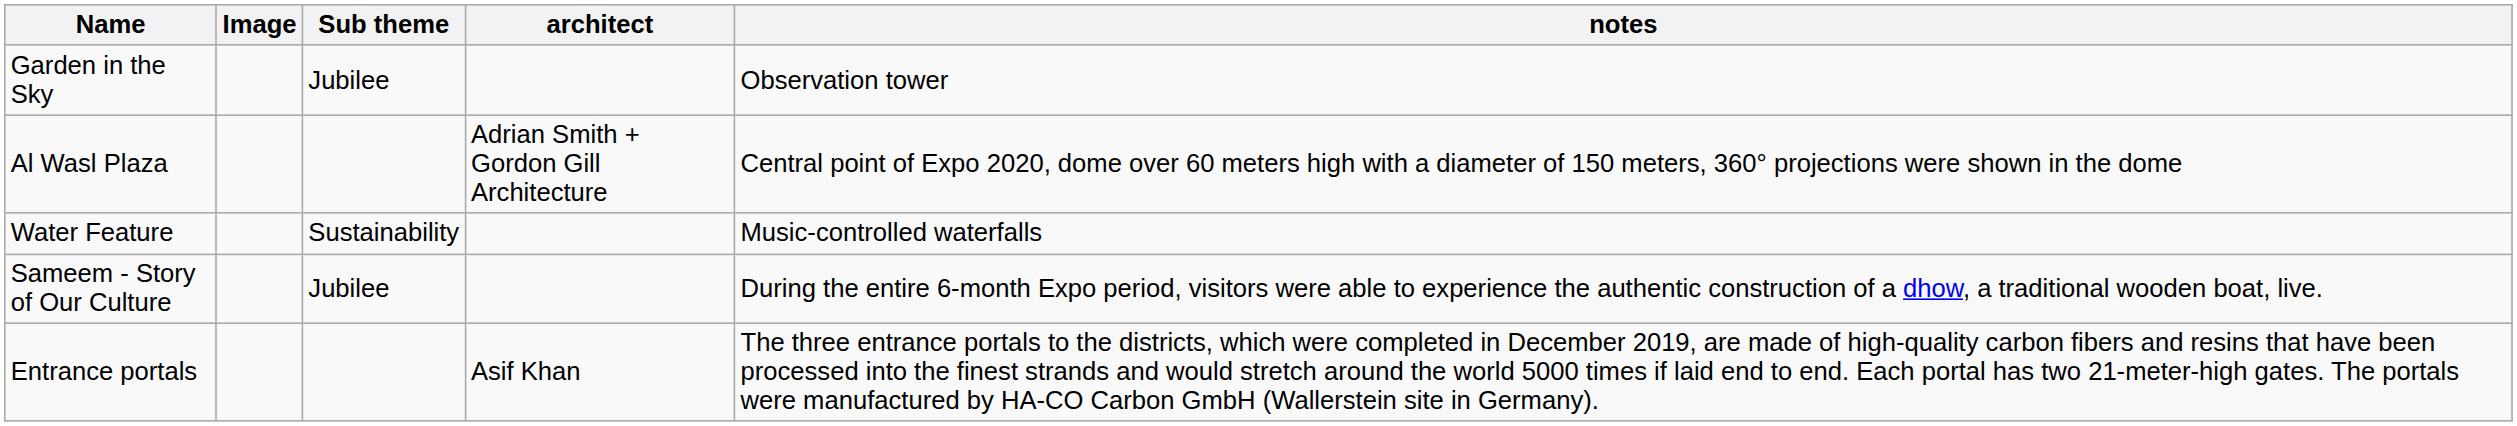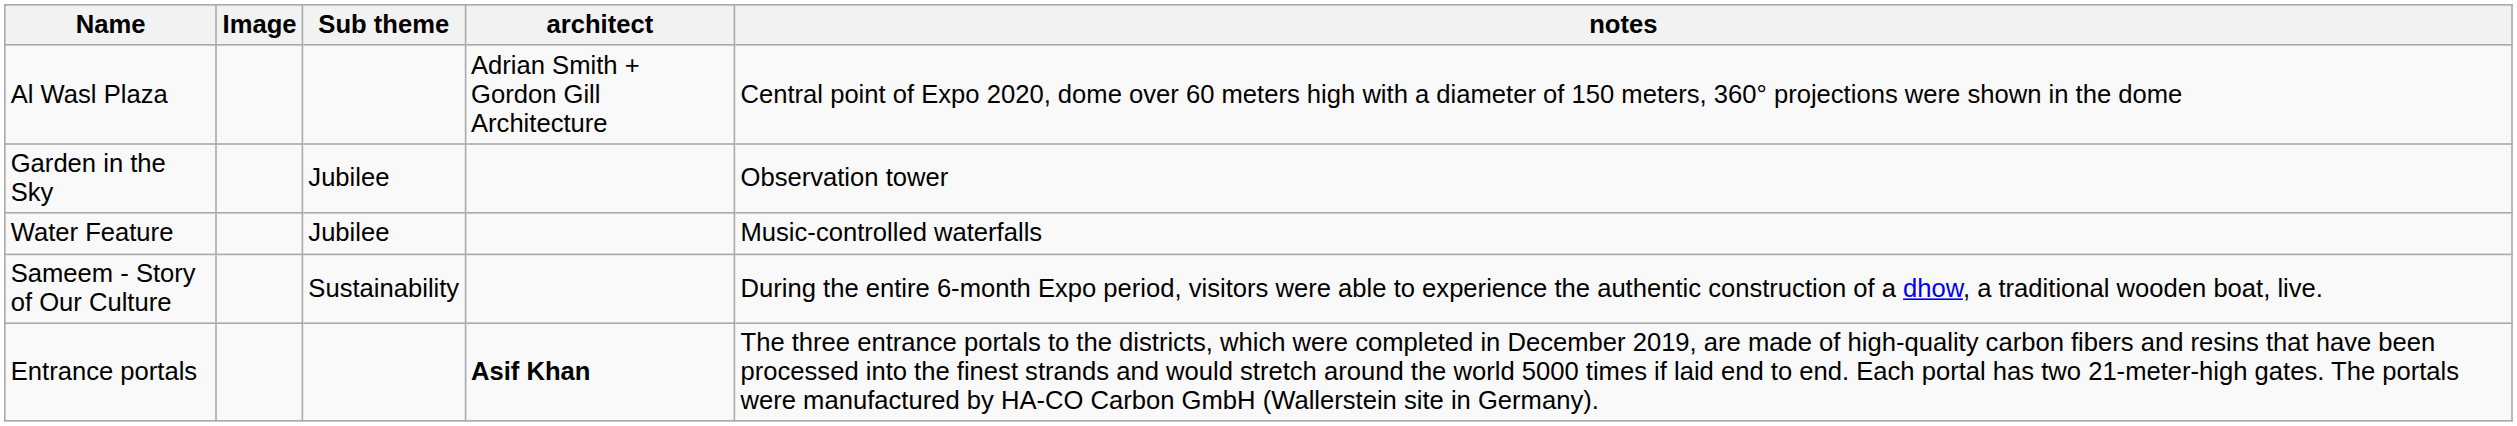rows swapped: (89, 163) <-> (88, 79)
(384, 233) Sustainability -> (349, 233) Jubilee
(349, 288) Jubilee -> (384, 288) Sustainability
(526, 371) normal -> (531, 371) bold
